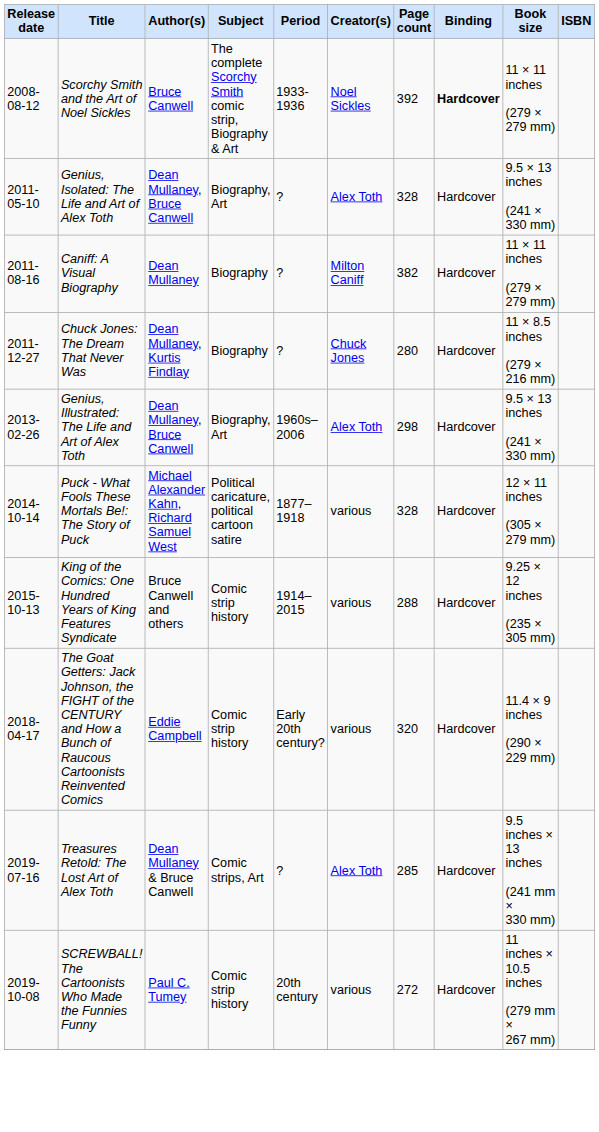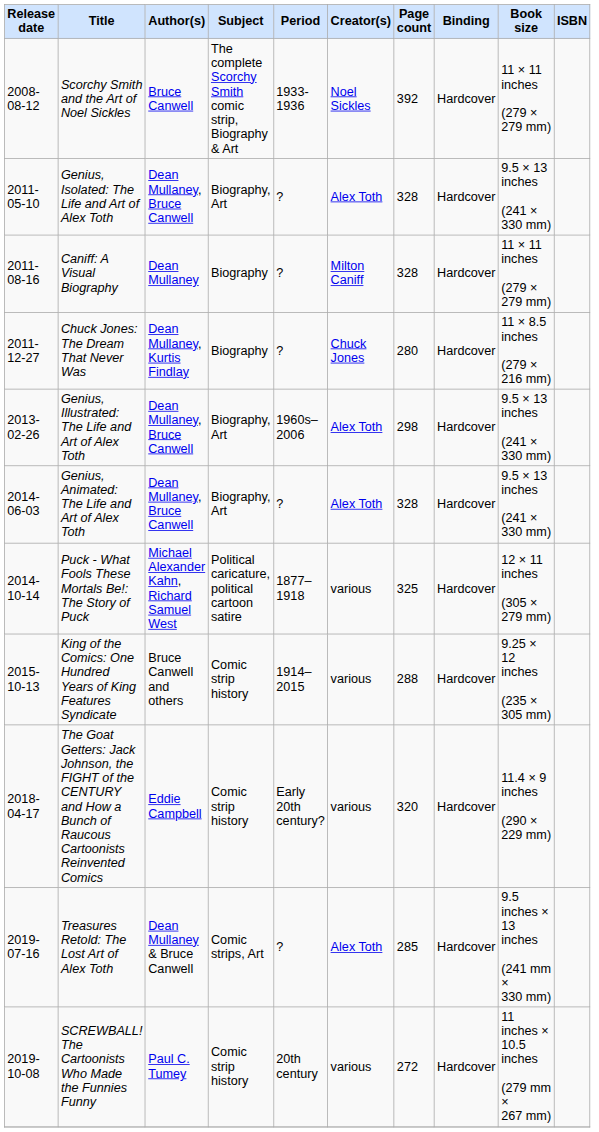(468, 98) bold -> (466, 98) normal
(407, 273) 382 -> (407, 273) 328
+ row: (96, 504)
(407, 511) 328 -> (407, 588) 325
